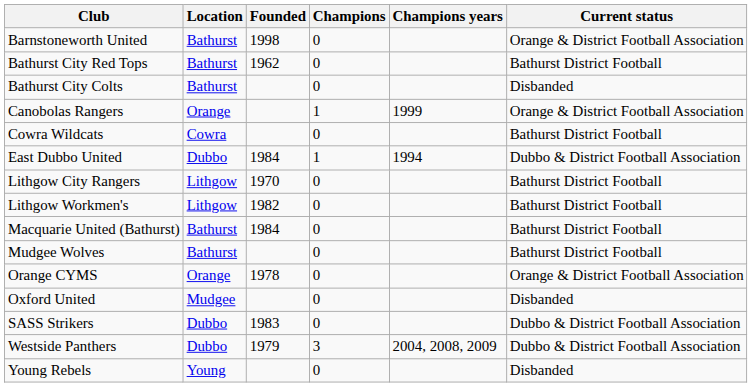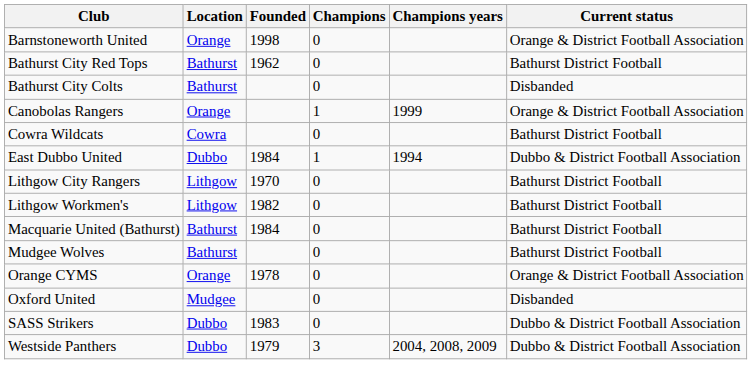(212, 39) Bathurst -> (209, 39) Orange
- row: (50, 370)
